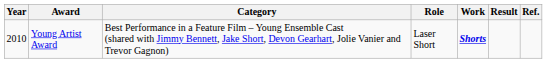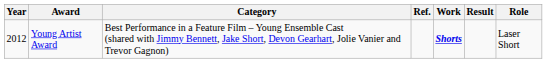columns swapped: (434, 12) <-> (531, 12)
(17, 39) 2010 -> (17, 39) 2012
